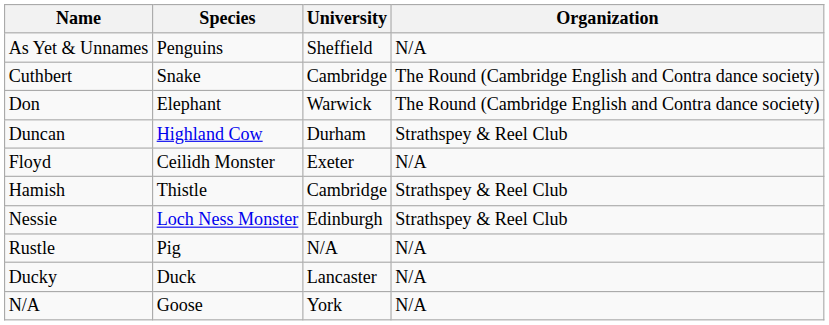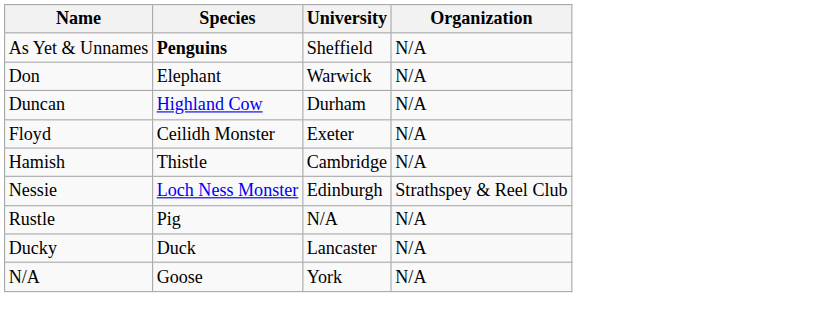(190, 47) normal -> (192, 47) bold
- row: (40, 76)
(607, 104) The Round (Cambridge English and Contra dance society) -> (411, 76) N/A
(481, 133) Strathspey & Reel Club -> (411, 104) N/A
(481, 190) Strathspey & Reel Club -> (411, 162) N/A
